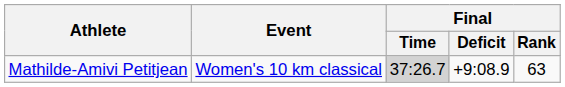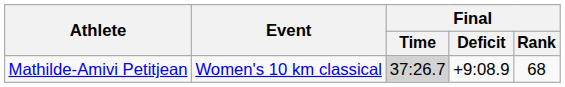(537, 69) 63 -> (537, 69) 68
